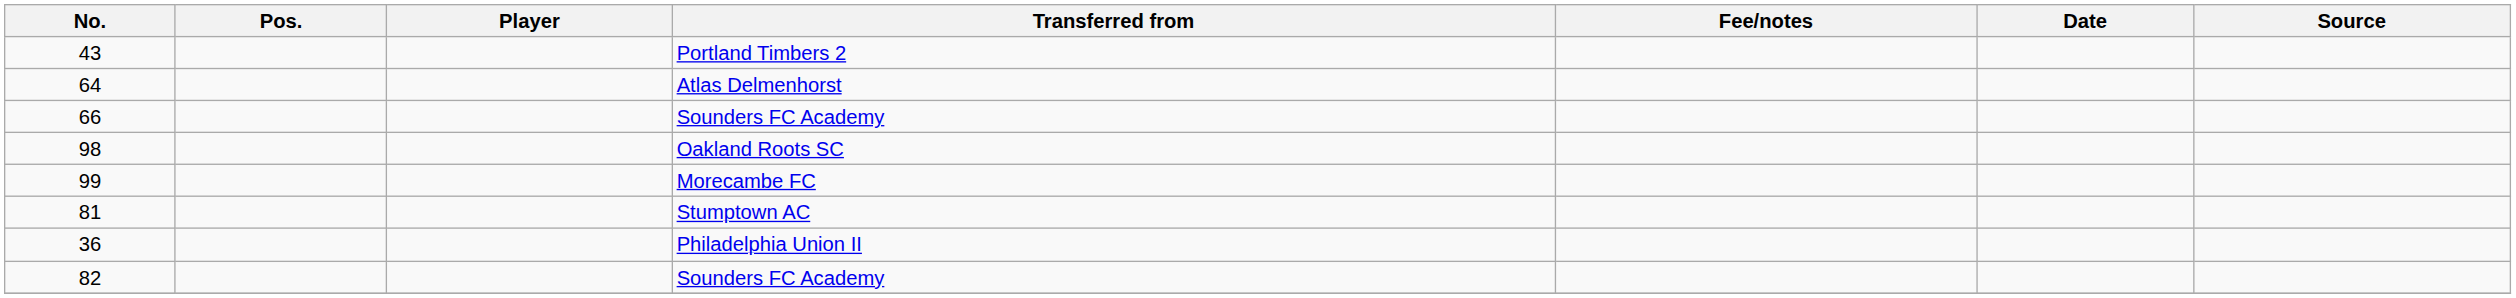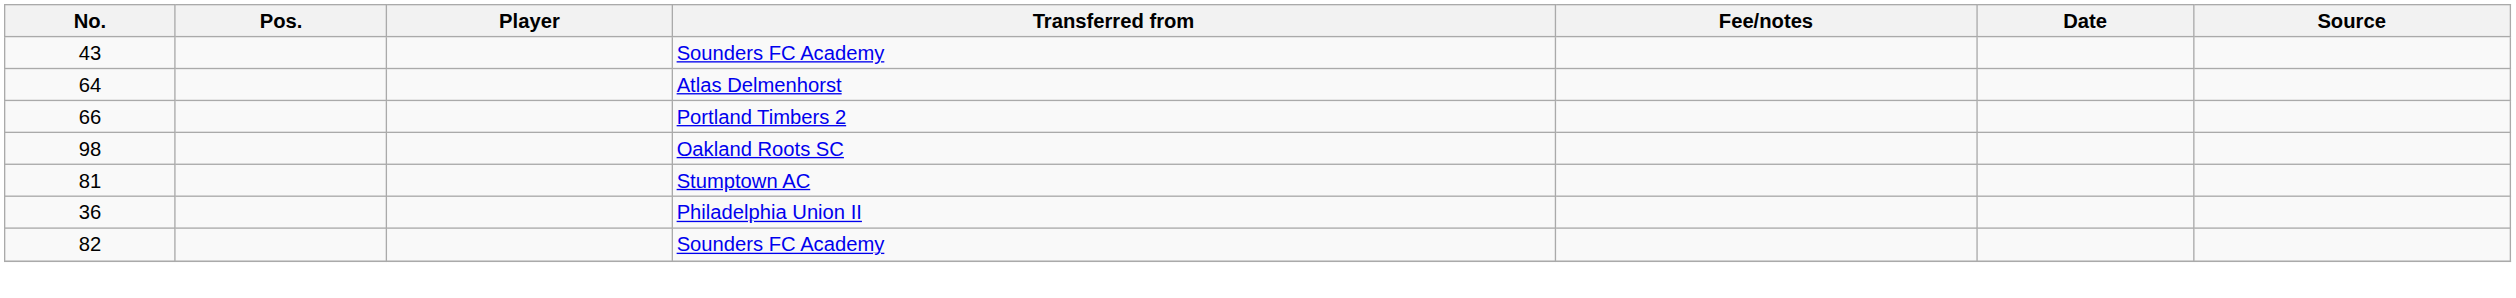(761, 53) Portland Timbers 2 -> (780, 53) Sounders FC Academy
(780, 117) Sounders FC Academy -> (761, 117) Portland Timbers 2
- row: (90, 181)
